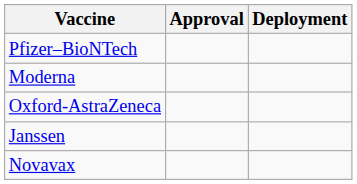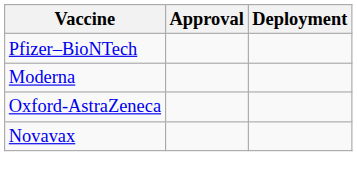- row: (37, 135)
